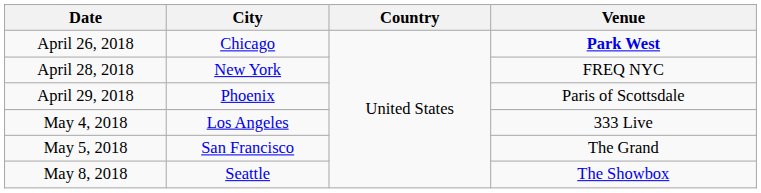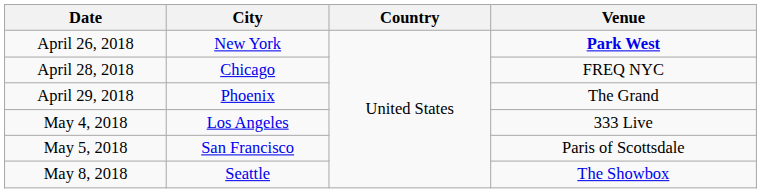(248, 43) Chicago -> (248, 43) New York
(248, 69) New York -> (248, 69) Chicago
(623, 95) Paris of Scottsdale -> (623, 95) The Grand
(623, 148) The Grand -> (623, 148) Paris of Scottsdale
